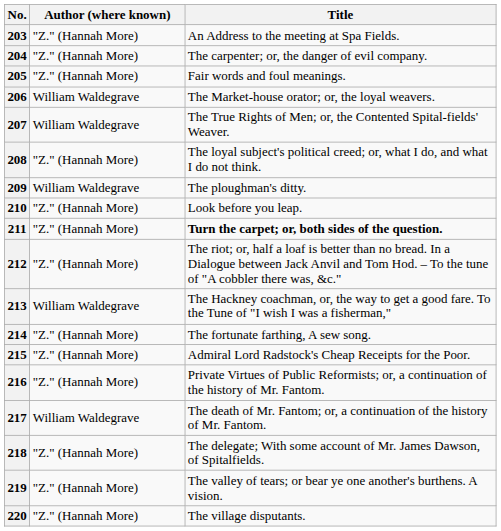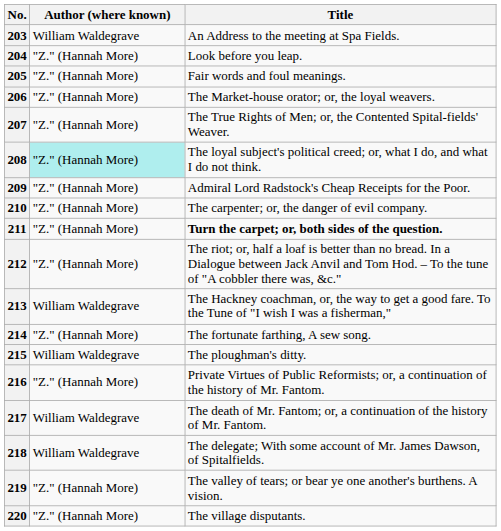(85, 35) "Z." (Hannah More) -> (86, 35) William Waldegrave
(308, 55) The carpenter; or, the danger of evil company. -> (245, 55) Look before you leap.
(86, 96) William Waldegrave -> (85, 96) "Z." (Hannah More)
(86, 124) William Waldegrave -> (85, 124) "Z." (Hannah More)
(85, 159) no background -> (85, 159) paleturquoise background
(86, 187) William Waldegrave -> (85, 187) "Z." (Hannah More)
(247, 187) The ploughman's ditty. -> (329, 187) Admiral Lord Radstock's Cheap Receipts for the Poor.
(245, 208) Look before you leap. -> (308, 208) The carpenter; or, the danger of evil company.
(85, 354) "Z." (Hannah More) -> (86, 354) William Waldegrave
(329, 354) Admiral Lord Radstock's Cheap Receipts for the Poor. -> (247, 354) The ploughman's ditty.
(85, 452) "Z." (Hannah More) -> (86, 452) William Waldegrave
